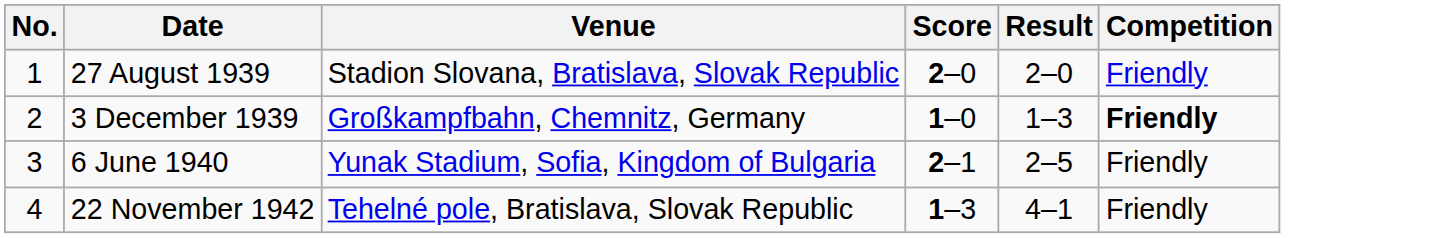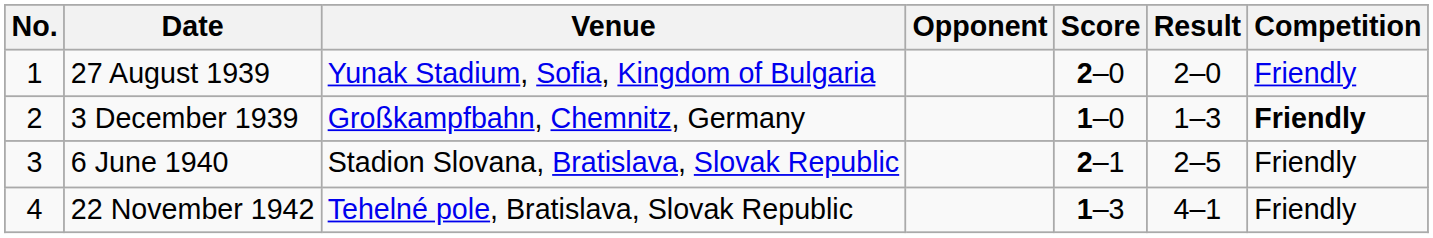+ column: (980, 27)
(613, 72) Stadion Slovana, Bratislava, Slovak Republic -> (601, 72) Yunak Stadium, Sofia, Kingdom of Bulgaria
(601, 163) Yunak Stadium, Sofia, Kingdom of Bulgaria -> (613, 163) Stadion Slovana, Bratislava, Slovak Republic
